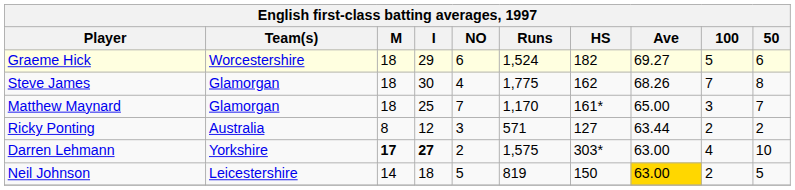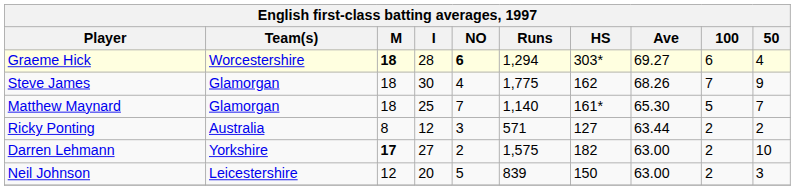(388, 60) normal -> (388, 60) bold
(426, 60) 29 -> (426, 60) 28
(460, 60) normal -> (460, 60) bold
(521, 60) 1,524 -> (521, 60) 1,294
(586, 60) 182 -> (588, 60) 303*
(709, 60) 5 -> (709, 60) 6
(760, 60) 6 -> (760, 60) 4
(760, 83) 8 -> (760, 83) 9
(521, 106) 1,170 -> (521, 106) 1,140
(652, 106) 65.00 -> (652, 106) 65.30
(709, 106) 3 -> (709, 106) 5
(426, 151) bold -> (426, 151) normal
(588, 151) 303* -> (586, 151) 182
(709, 151) 4 -> (709, 151) 2
(388, 173) 14 -> (388, 173) 12
(426, 173) 18 -> (426, 173) 20
(515, 173) 819 -> (515, 173) 839
(652, 173) gold background -> (652, 173) no background
(760, 173) 5 -> (760, 173) 3
